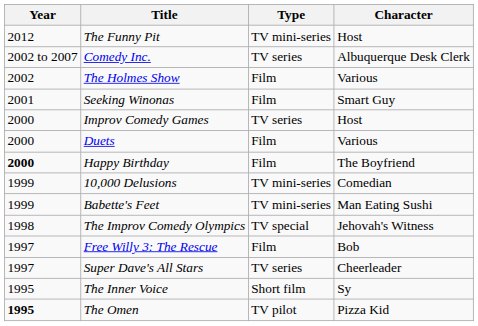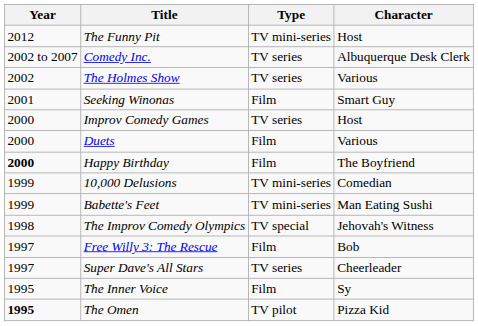(264, 78) Film -> (277, 78) TV series
(278, 288) Short film -> (264, 288) Film
